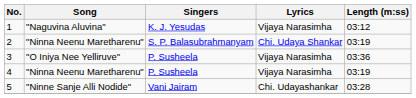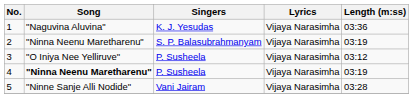(358, 27) 03:12 -> (356, 27) 03:36
(300, 42) Chi. Udaya Shankar -> (303, 42) Vijaya Narasimha
(358, 57) 03:36 -> (356, 57) 03:12
(85, 72) normal -> (89, 72) bold
(298, 87) Chi. Udayashankar -> (303, 87) Vijaya Narasimha
